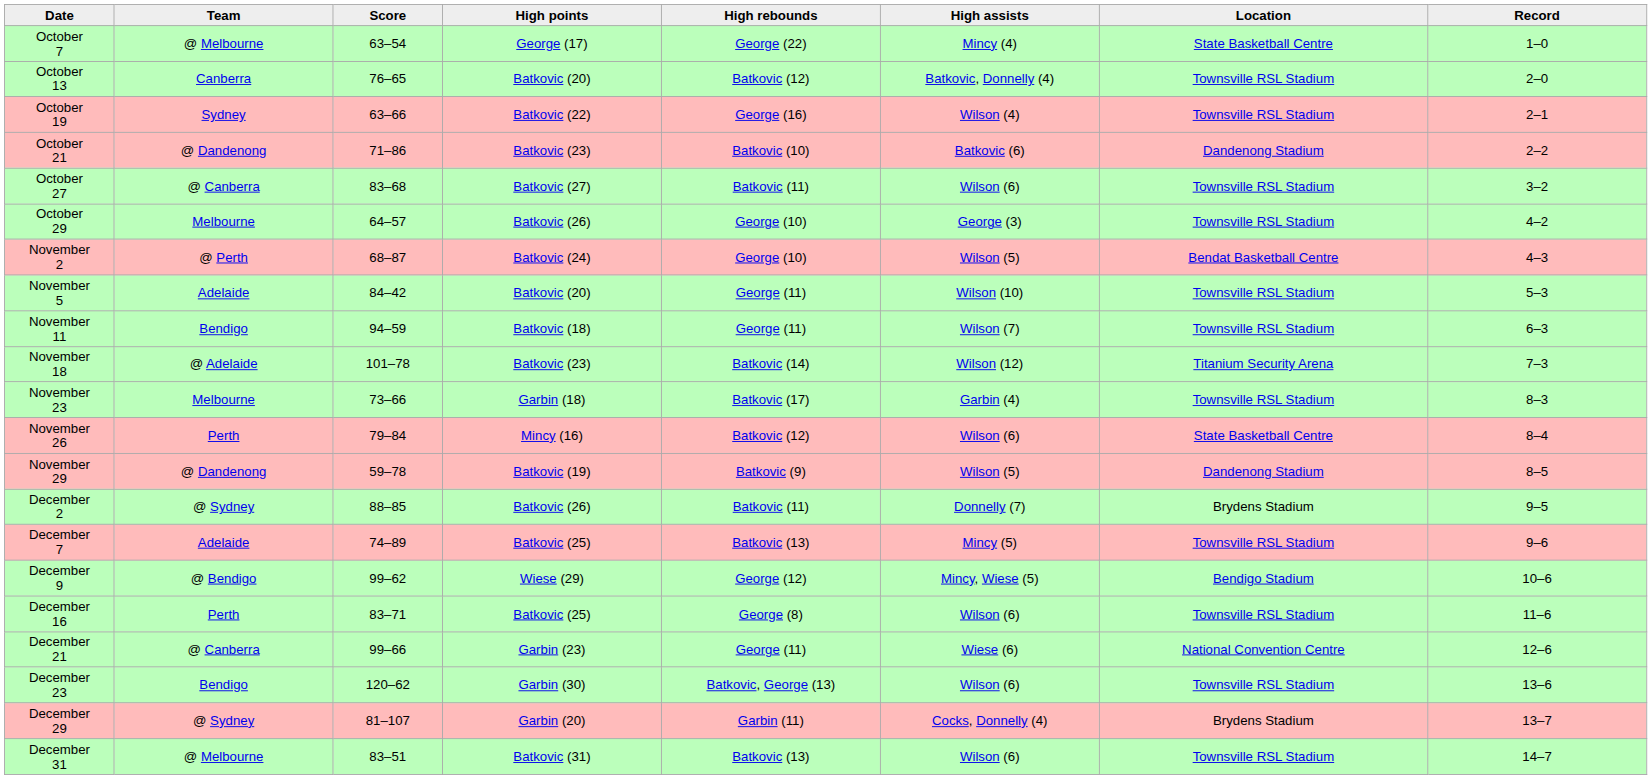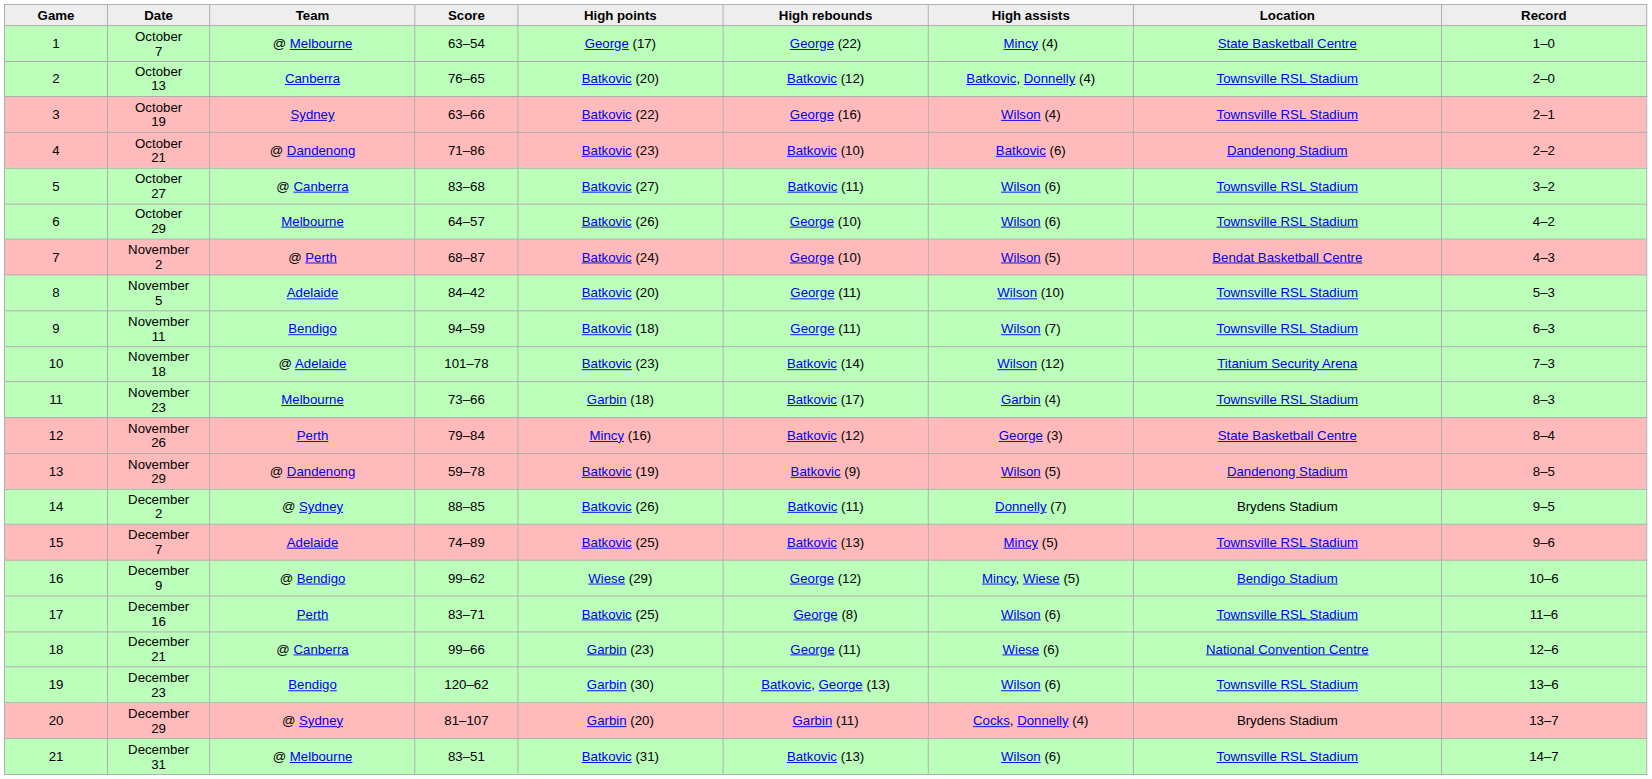+ column: (56, 15)
(990, 222) George (3) -> (1031, 222) Wilson (6)
(990, 436) Wilson (6) -> (1031, 436) George (3)
